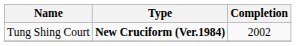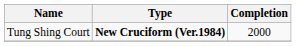(259, 31) 2002 -> (259, 31) 2000
